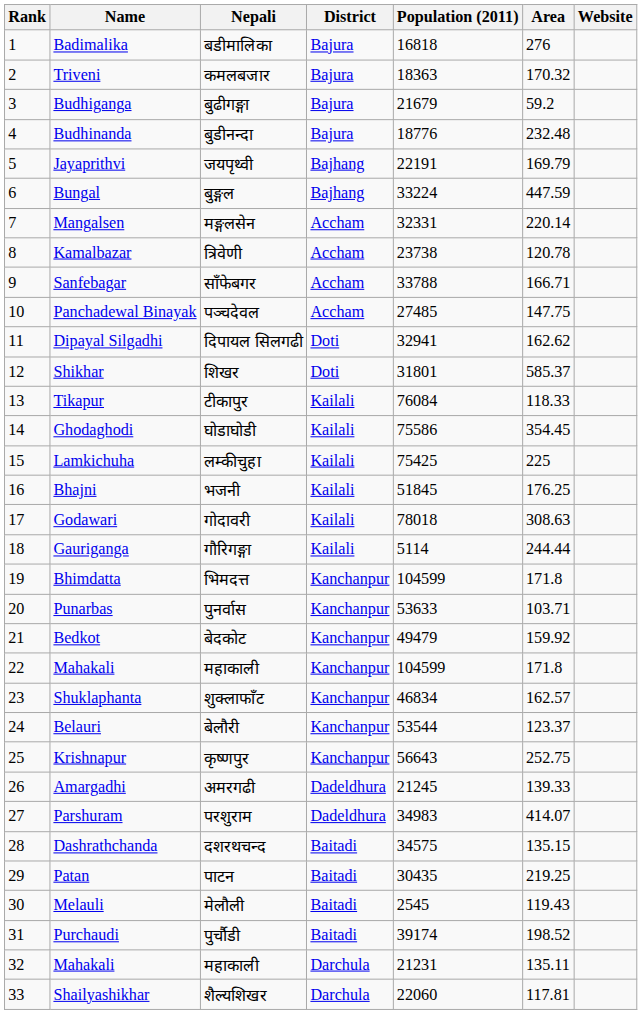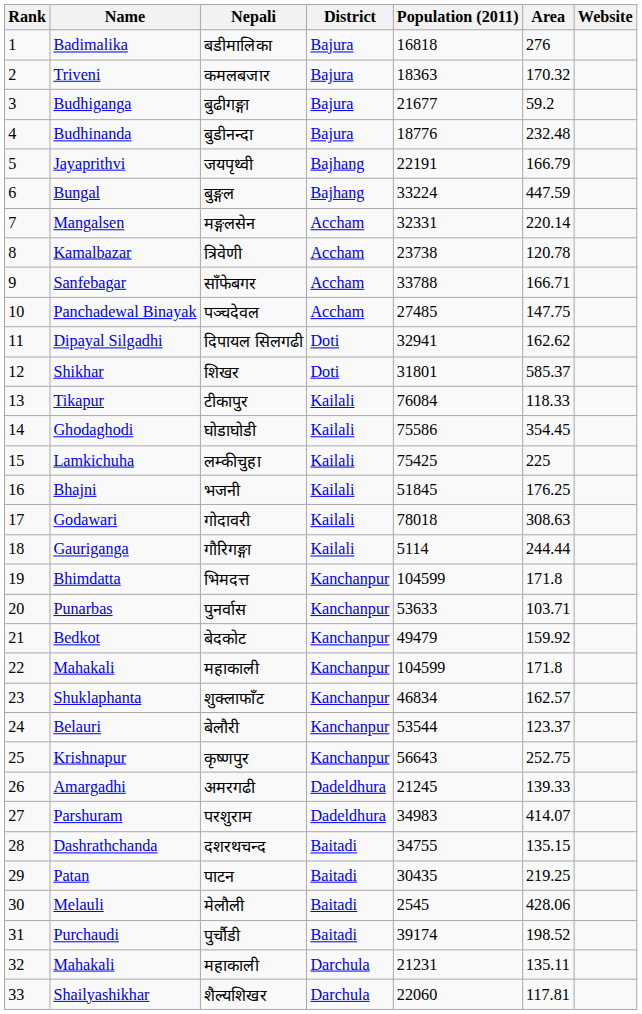(417, 104) 21679 -> (417, 104) 21677
(548, 163) 169.79 -> (548, 163) 166.79
(417, 846) 34575 -> (417, 846) 34755
(548, 905) 119.43 -> (548, 905) 428.06
